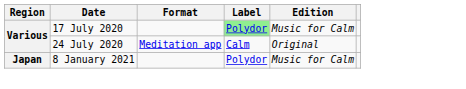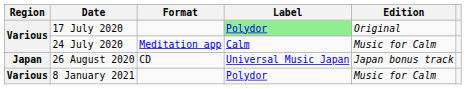(313, 28) Music for Calm -> (377, 28) Original
(295, 44) Original -> (395, 44) Music for Calm
+ row: (94, 60)
(27, 60) Japan -> (27, 76) Various
